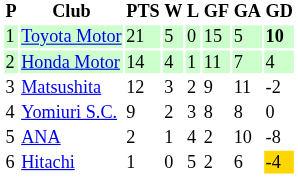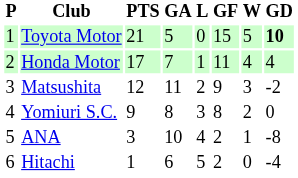columns swapped: (173, 11) <-> (247, 11)
(135, 61) 14 -> (135, 61) 17
(131, 137) 2 -> (131, 137) 3
(273, 162) gold background -> (273, 162) no background
